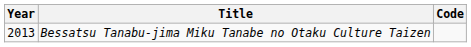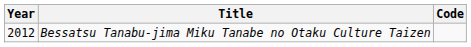(21, 33) 2013 -> (21, 33) 2012
